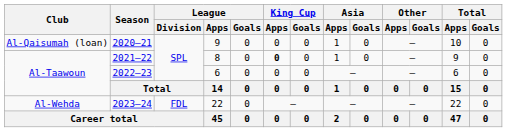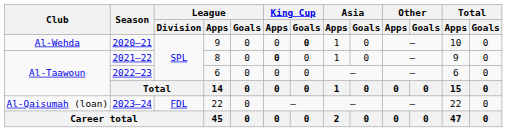(57, 42) Al-Qaisumah (loan) -> (57, 42) Al-Wehda
(307, 42) normal -> (307, 42) bold
(57, 104) Al-Wehda -> (57, 104) Al-Qaisumah (loan)
